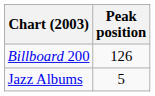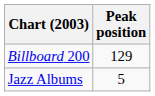(121, 56) 126 -> (121, 56) 129
